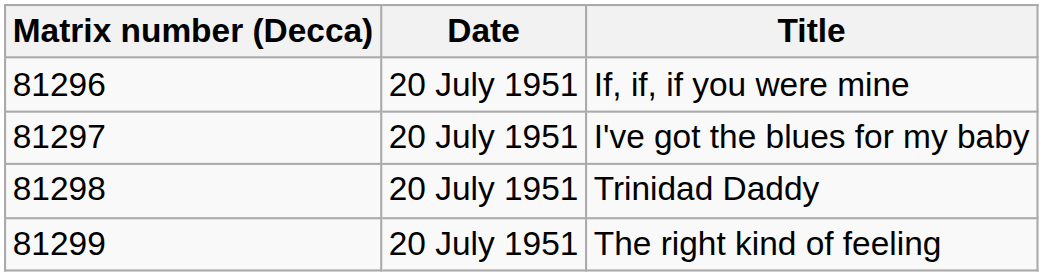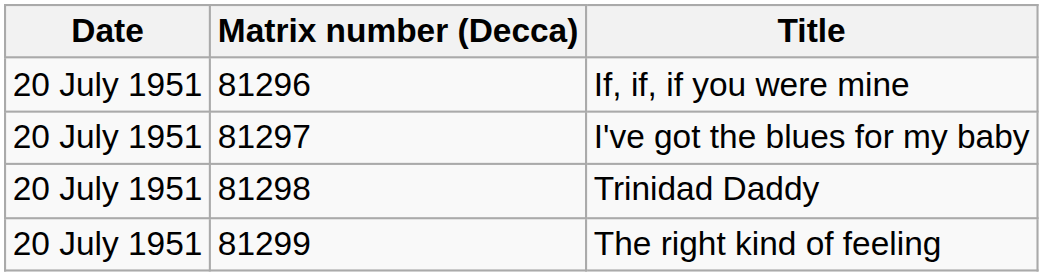columns swapped: (193, 31) <-> (483, 31)
